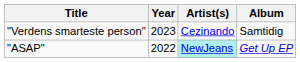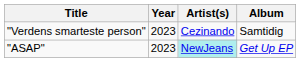(163, 48) 2022 -> (163, 48) 2023
